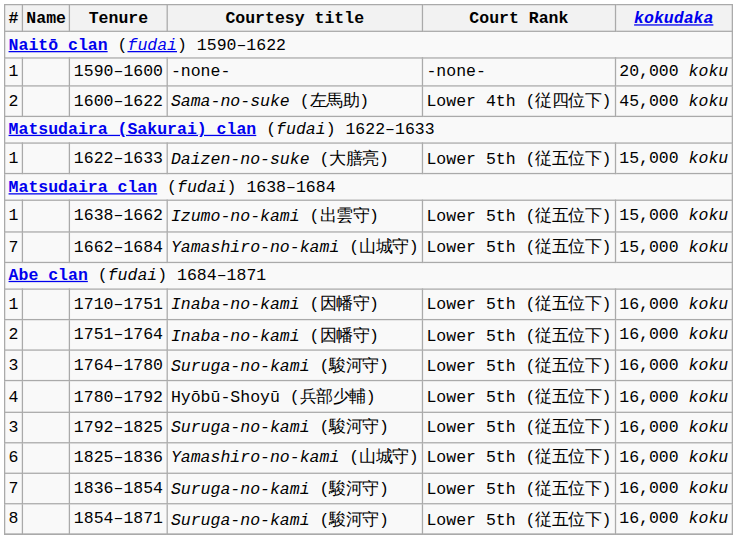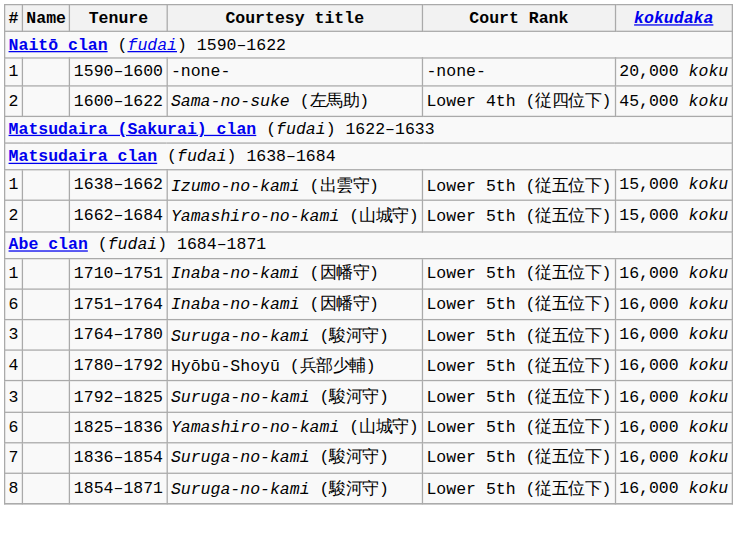- row: (118, 158)
(14, 247) 7 -> (14, 216) 2
(14, 335) 2 -> (14, 304) 6
